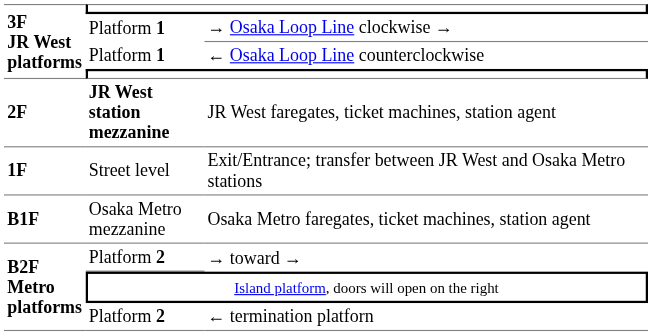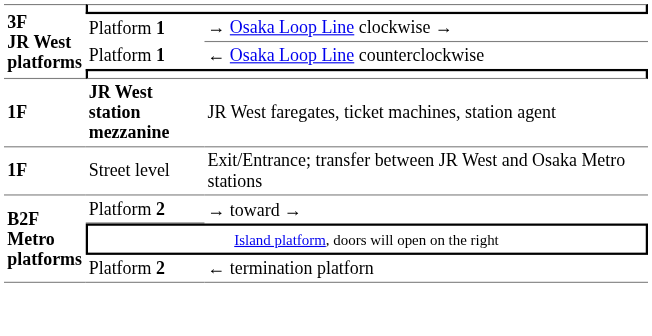(17, 112) 2F -> (17, 112) 1F
- row: (399, 218)
